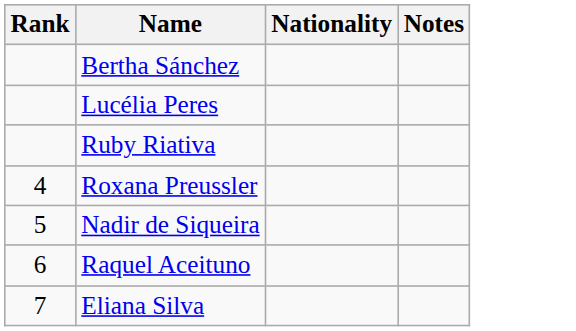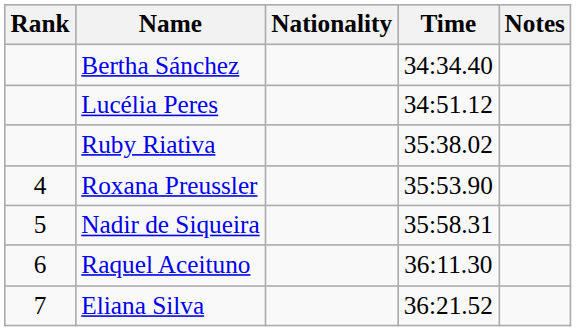+ column: (448, 24)
